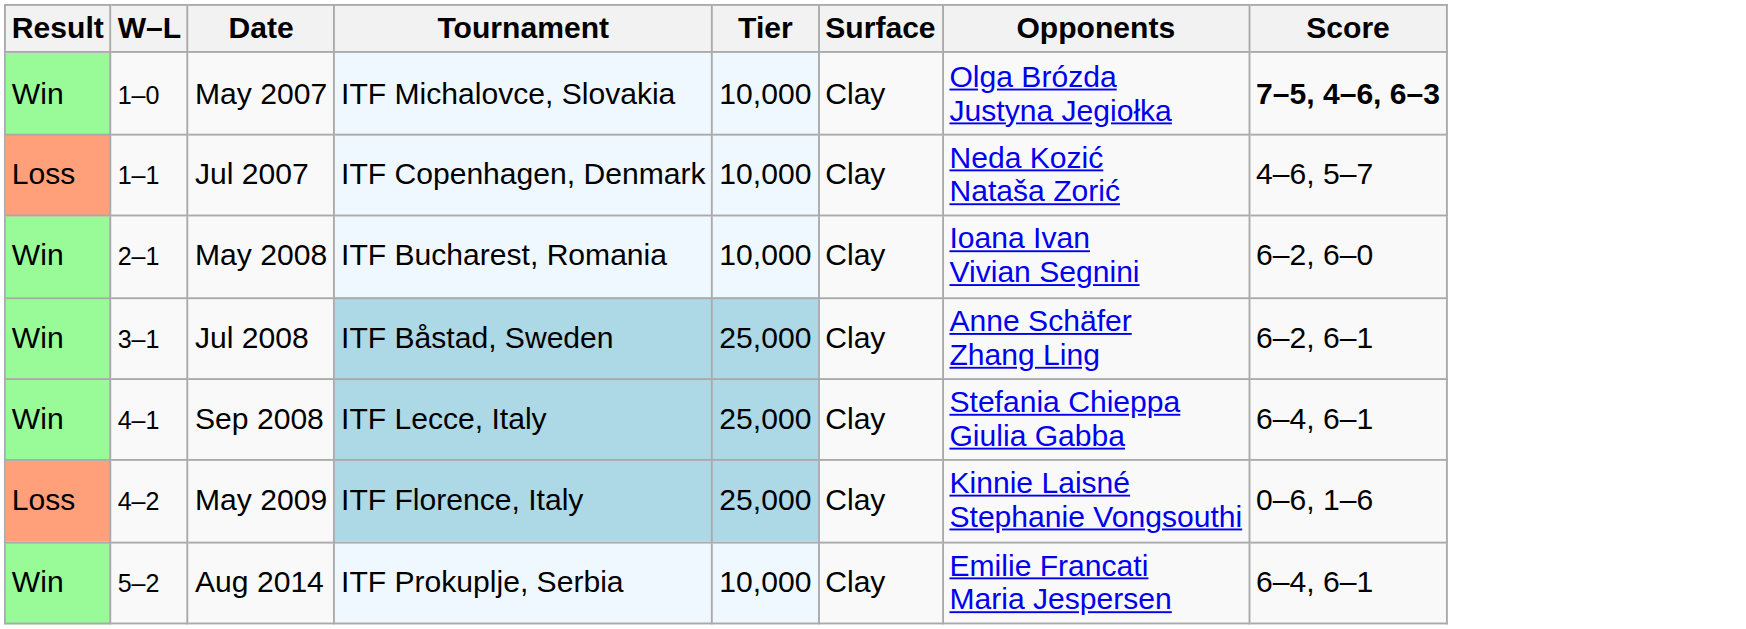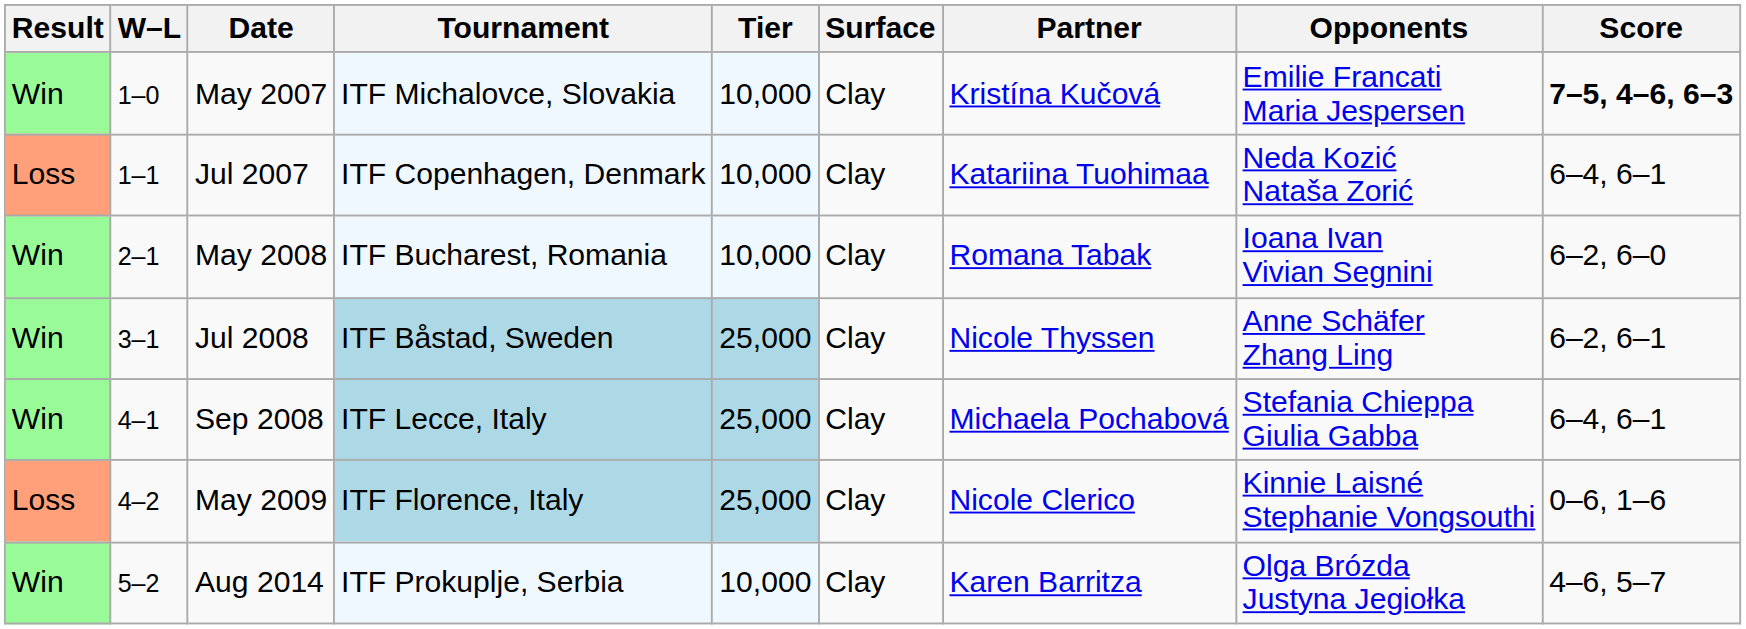+ column: (1089, 28)
(1061, 92) Olga Brózda Justyna Jegiołka -> (1354, 92) Emilie Francati Maria Jespersen
(1315, 174) 4–6, 5–7 -> (1608, 174) 6–4, 6–1
(1061, 582) Emilie Francati Maria Jespersen -> (1354, 582) Olga Brózda Justyna Jegiołka
(1315, 582) 6–4, 6–1 -> (1608, 582) 4–6, 5–7
